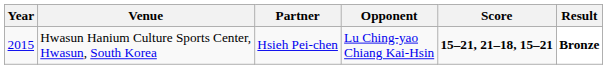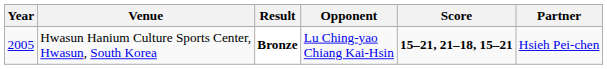columns swapped: (298, 15) <-> (579, 15)
(21, 45) 2015 -> (21, 45) 2005
